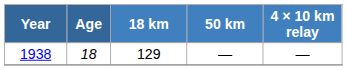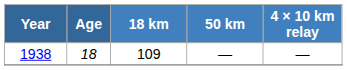(149, 54) 129 -> (149, 54) 109
